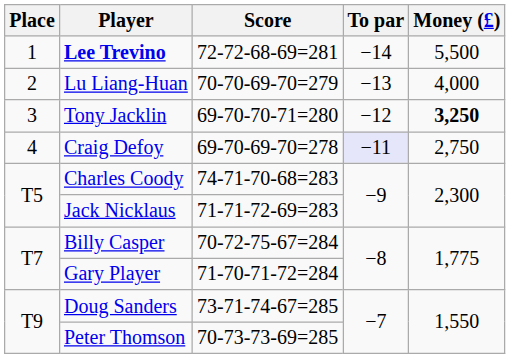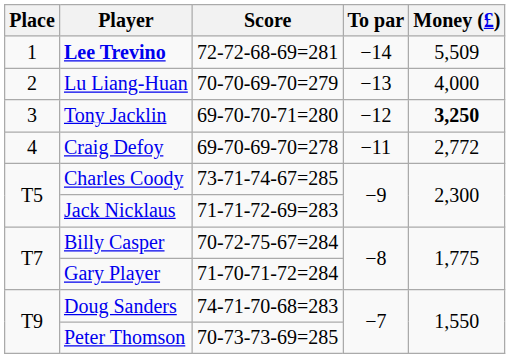(457, 52) 5,500 -> (457, 52) 5,509
(376, 147) lavender background -> (376, 147) no background
(457, 147) 2,750 -> (457, 147) 2,772
(268, 178) 74-71-70-68=283 -> (268, 178) 73-71-74-67=285
(268, 305) 73-71-74-67=285 -> (268, 305) 74-71-70-68=283
